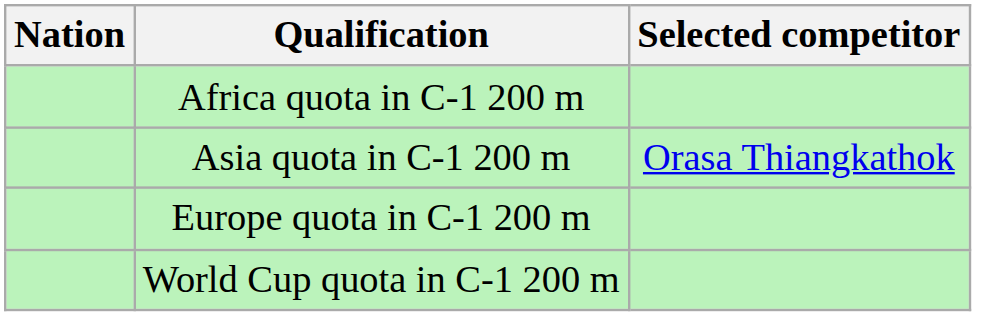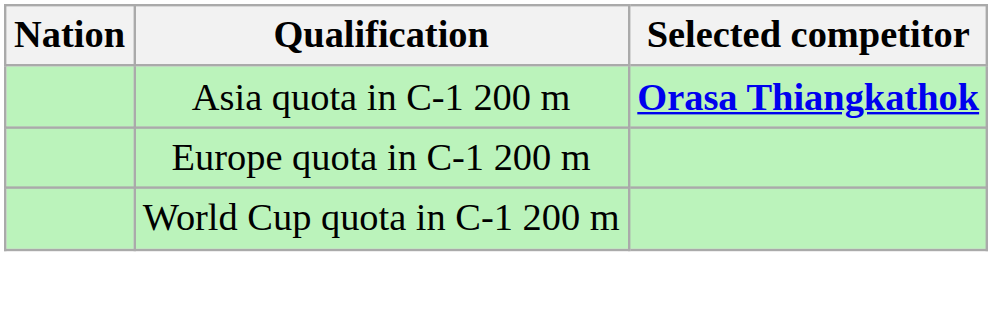- row: (381, 95)
(799, 156) normal -> (808, 95) bold
